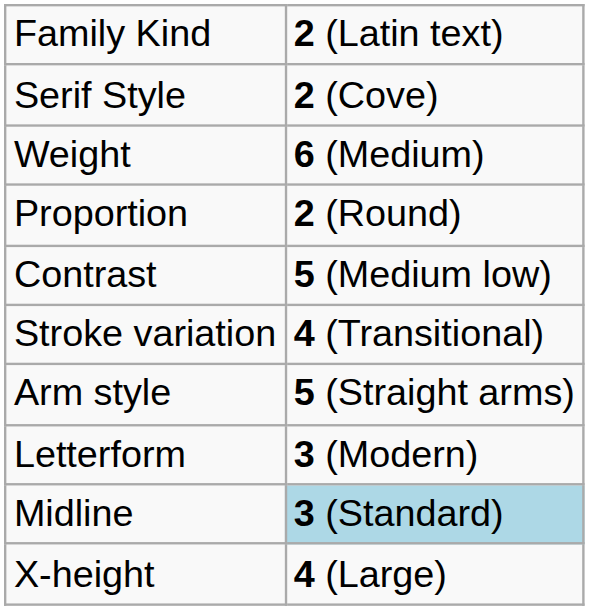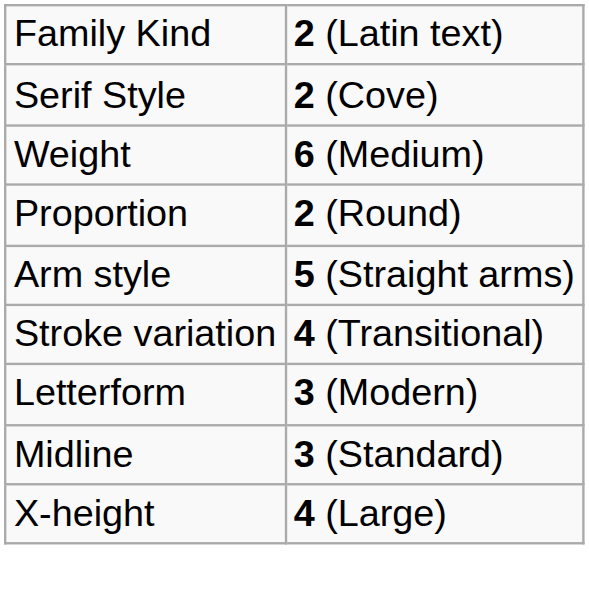- row: (85, 273)
rows swapped: (145, 333) <-> (93, 393)
(399, 513) lightblue background -> (399, 453) no background
